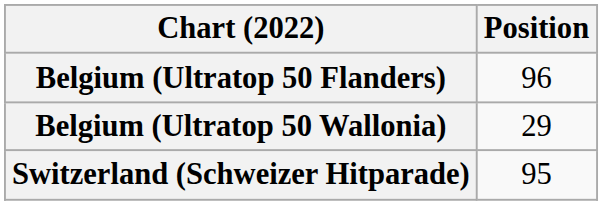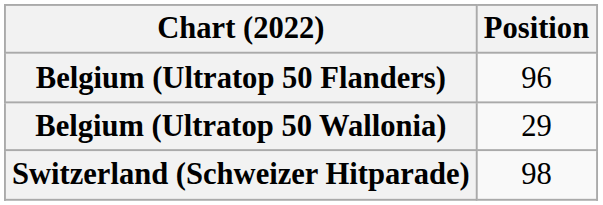(537, 174) 95 -> (537, 174) 98
